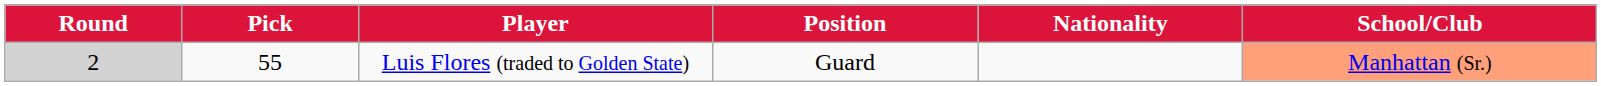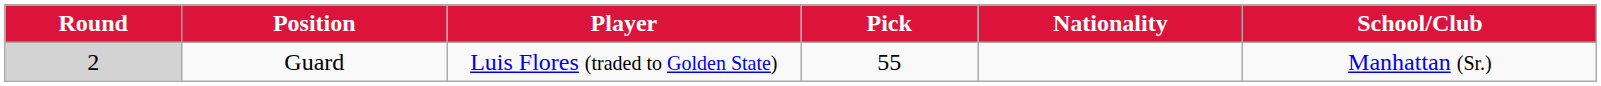columns swapped: (270, 23) <-> (845, 23)
(1420, 61) lightsalmon background -> (1420, 61) no background
